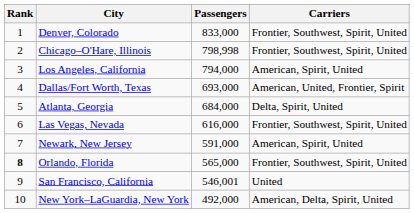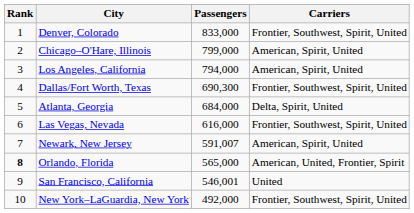(220, 51) 798,998 -> (220, 51) 799,000
(329, 51) Frontier, Southwest, Spirit, United -> (307, 51) American, Spirit, United
(220, 88) 693,000 -> (220, 88) 690,300
(328, 88) American, United, Frontier, Spirit -> (329, 88) Frontier, Southwest, Spirit, United
(220, 143) 591,000 -> (220, 143) 591,007
(329, 162) Frontier, Southwest, Spirit, United -> (328, 162) American, United, Frontier, Spirit
(322, 199) American, Delta, Spirit, United -> (329, 199) Frontier, Southwest, Spirit, United
